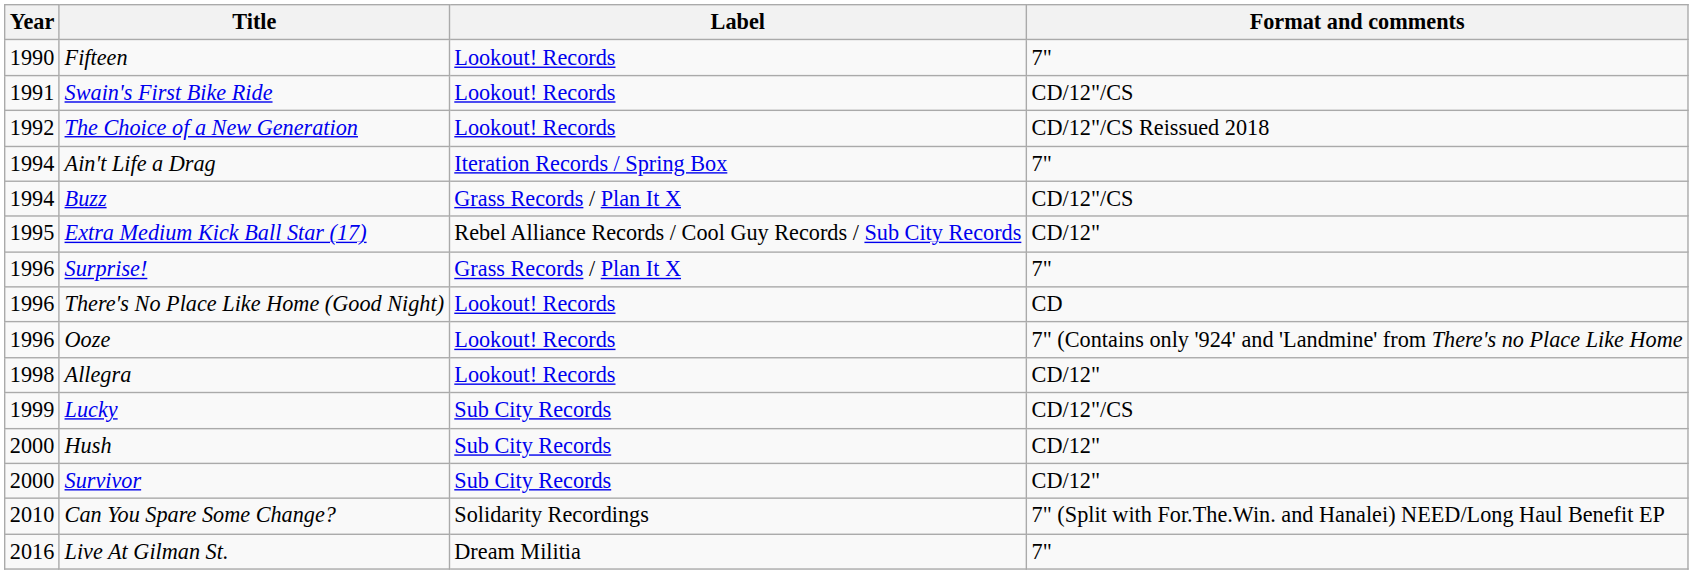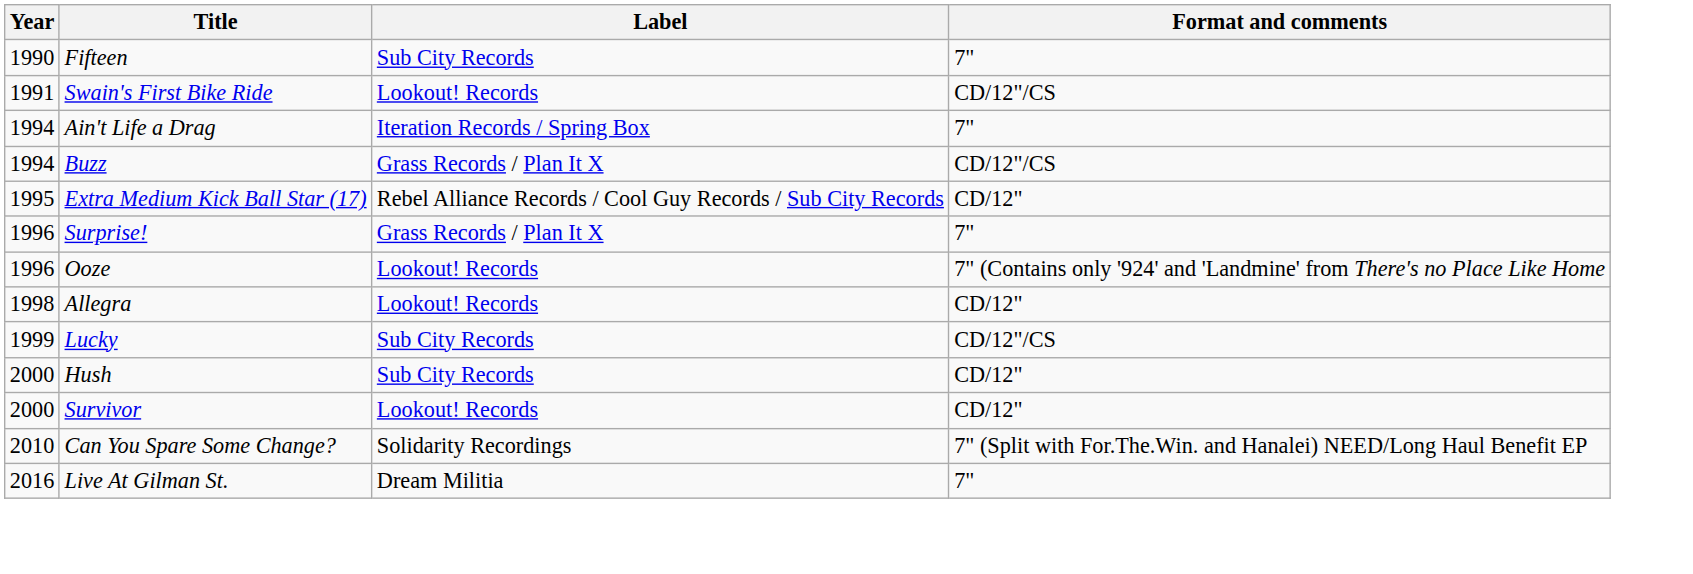(535, 57) Lookout! Records -> (455, 57) Sub City Records
- row: (211, 127)
- row: (254, 304)
(533, 480) Sub City Records -> (457, 410) Lookout! Records
